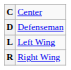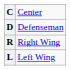rows swapped: (10, 42) <-> (10, 58)
